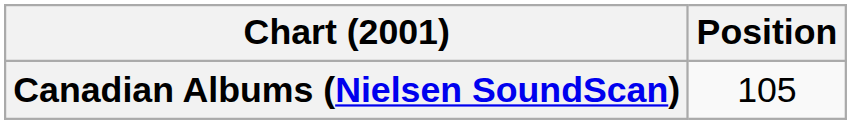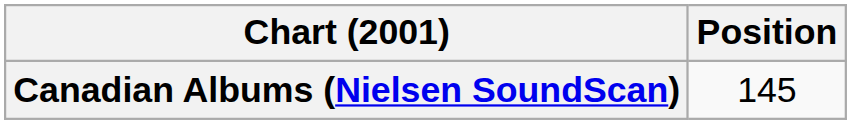(767, 89) 105 -> (767, 89) 145
